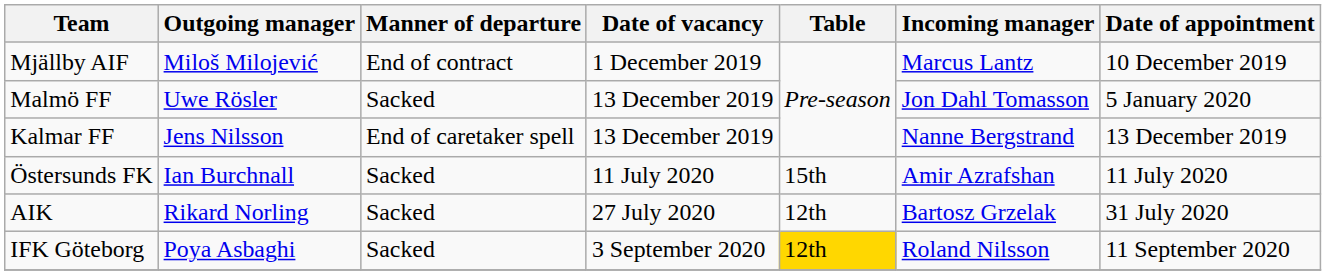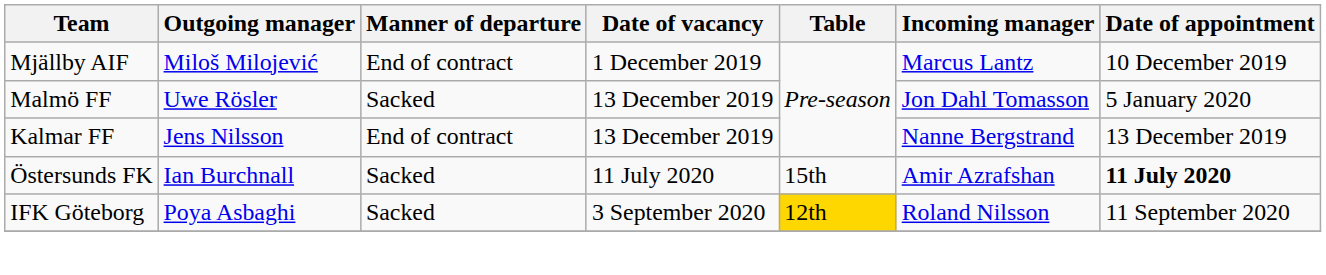(470, 136) End of caretaker spell -> (439, 136) End of contract
(1167, 174) normal -> (1168, 174) bold
- row: (31, 212)
